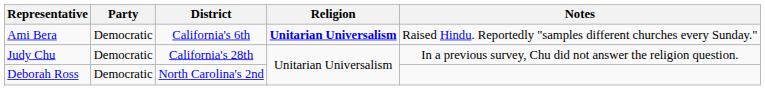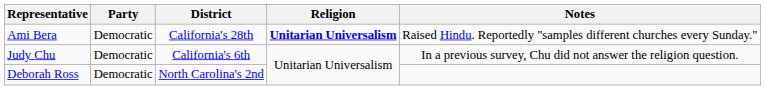(211, 34) California's 6th -> (211, 34) California's 28th
(211, 54) California's 28th -> (211, 54) California's 6th
